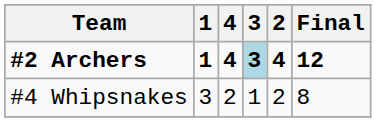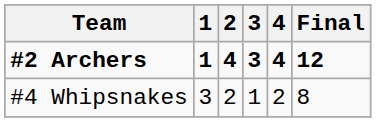columns swapped: (279, 23) <-> (230, 23)
(254, 60) lightblue background -> (254, 60) no background
